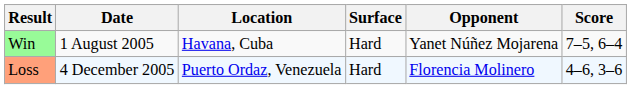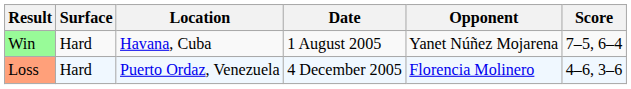columns swapped: (117, 17) <-> (375, 17)
